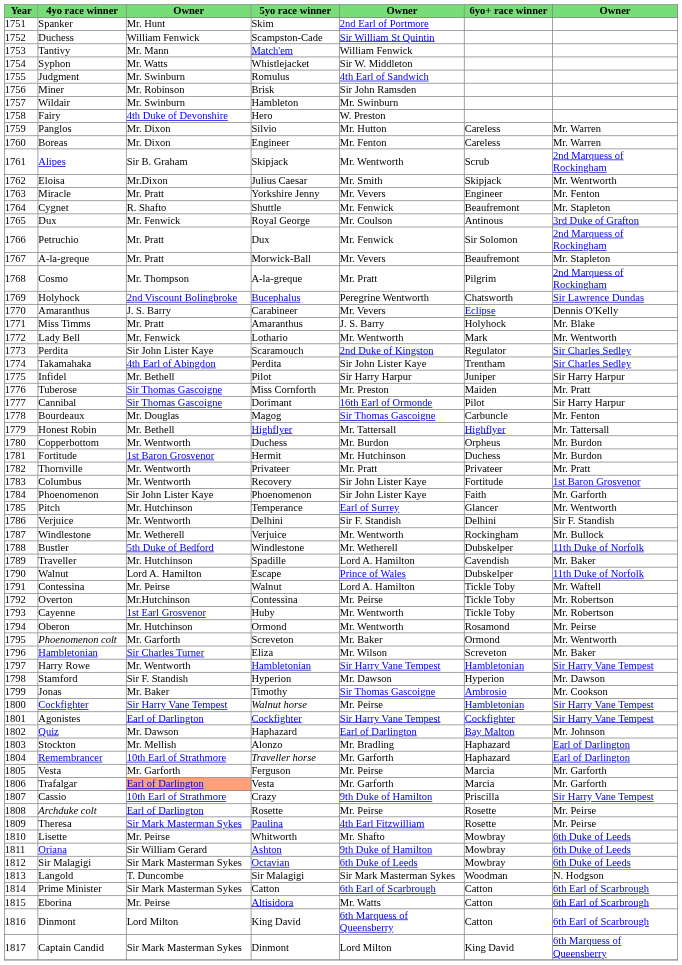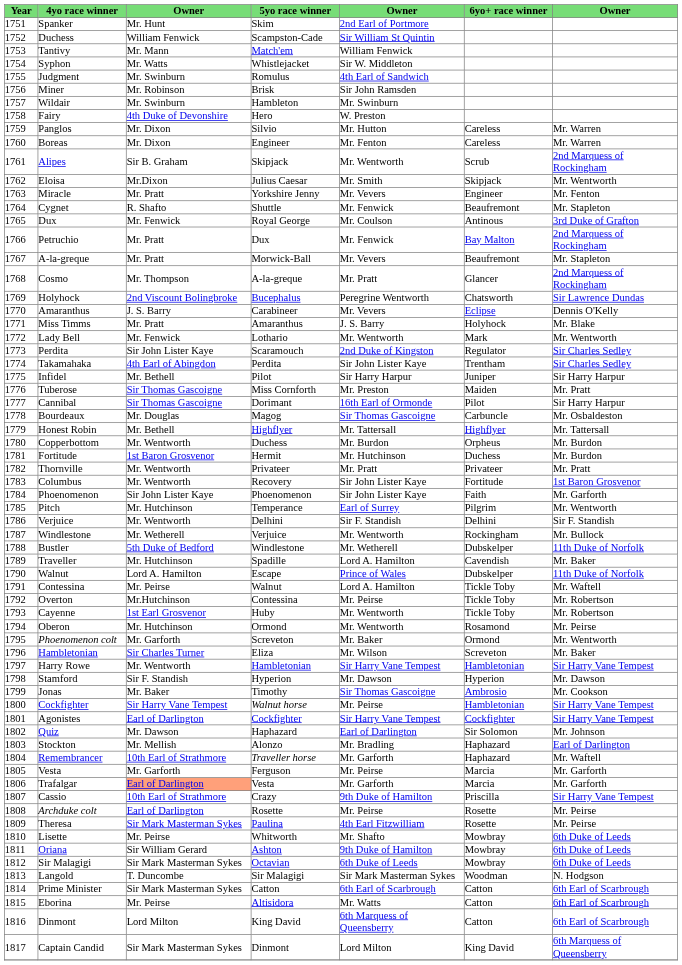(491, 239) Sir Solomon -> (490, 239) Bay Malton
(480, 278) Pilgrim -> (481, 278) Glancer
(576, 416) Mr. Fenton -> (588, 416) Mr. Osbaldeston
(481, 508) Glancer -> (480, 508) Pilgrim
(490, 731) Bay Malton -> (491, 731) Sir Solomon
(591, 757) Earl of Darlington -> (577, 757) Mr. Waftell
